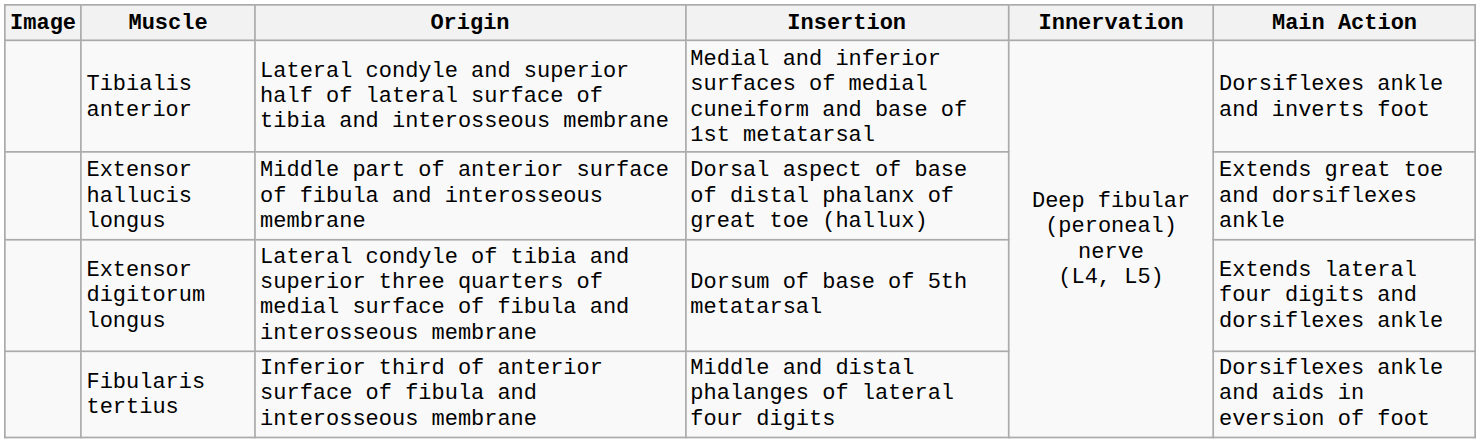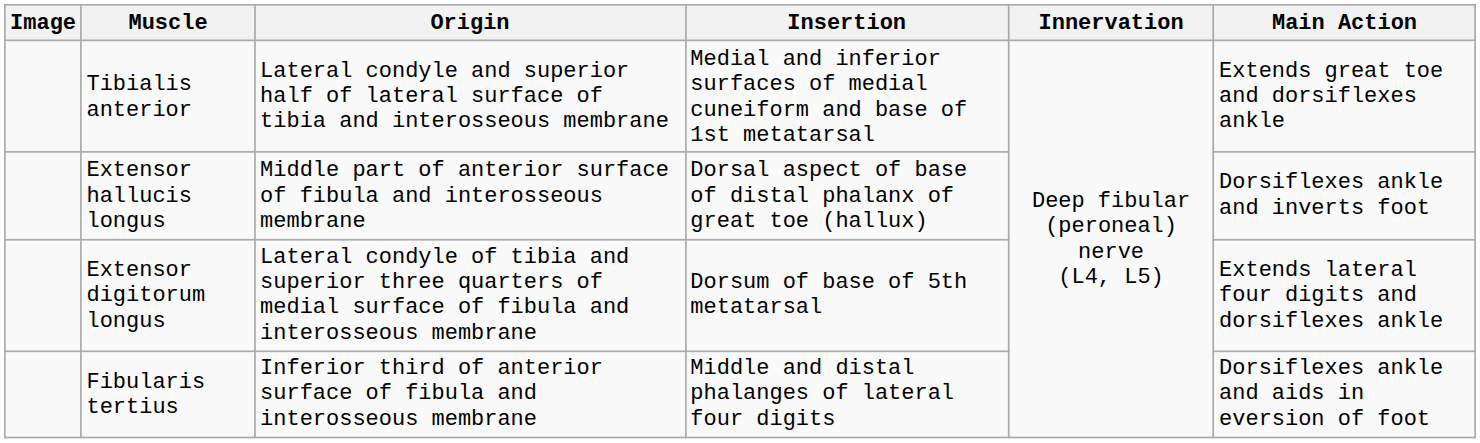(1331, 97) Dorsiflexes ankle and inverts foot -> (1331, 97) Extends great toe and dorsiflexes ankle
(1331, 196) Extends great toe and dorsiflexes ankle -> (1331, 196) Dorsiflexes ankle and inverts foot
